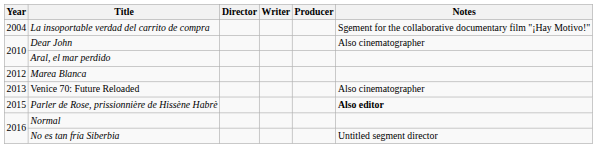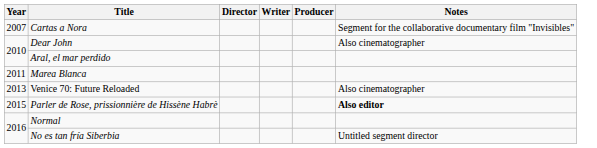- row: (120, 27)
+ row: (59, 27)
(16, 74) 2012 -> (16, 74) 2011
